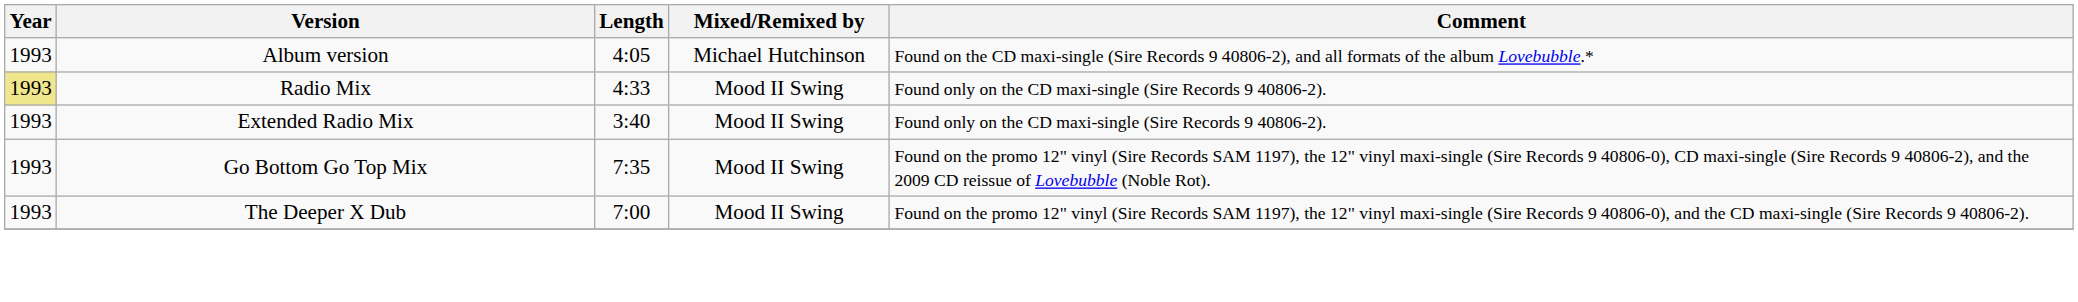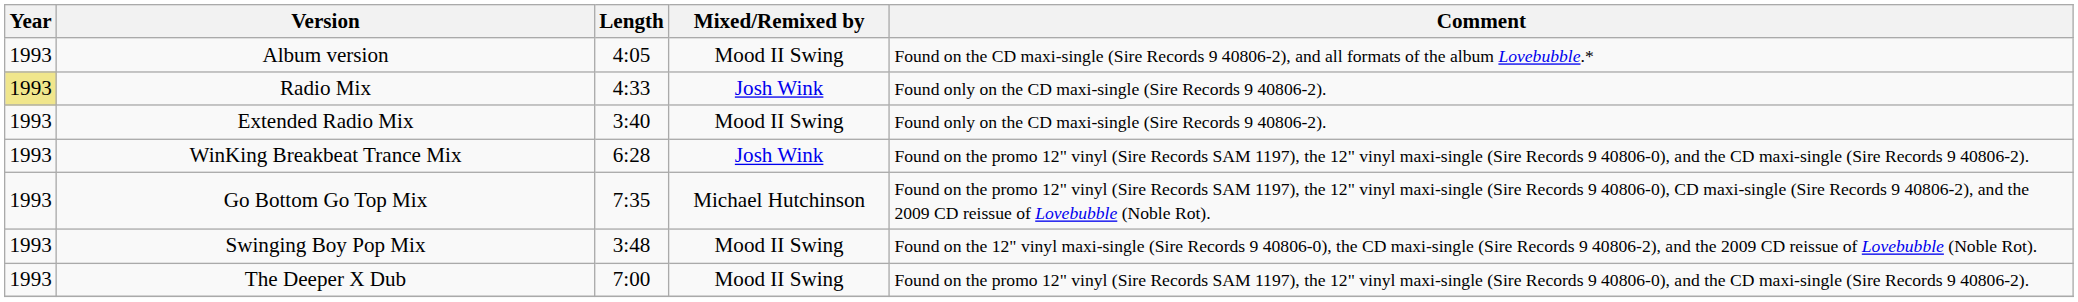(779, 54) Michael Hutchinson -> (779, 54) Mood II Swing
(779, 88) Mood II Swing -> (779, 88) Josh Wink
+ row: (325, 155)
(779, 167) Mood II Swing -> (779, 200) Michael Hutchinson
+ row: (326, 245)
